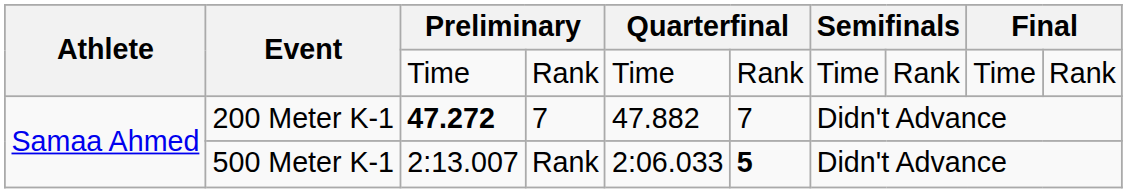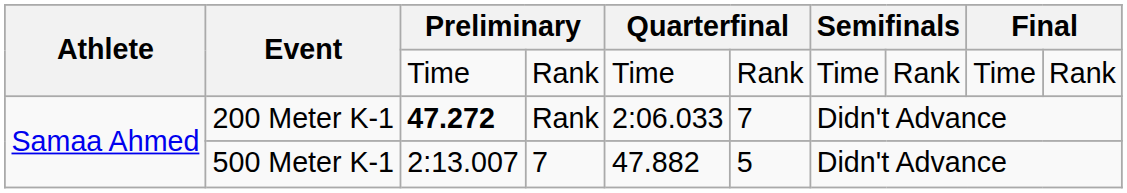(540, 118) 7 -> (565, 118) Rank
(656, 118) 47.882 -> (668, 118) 2:06.033
(565, 163) Rank -> (540, 163) 7
(668, 163) 2:06.033 -> (656, 163) 47.882
(745, 163) bold -> (745, 163) normal
